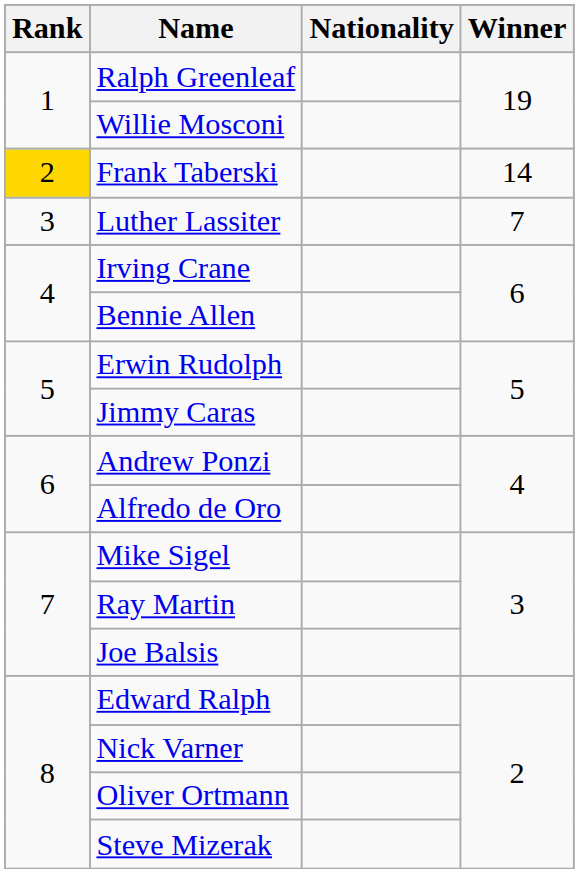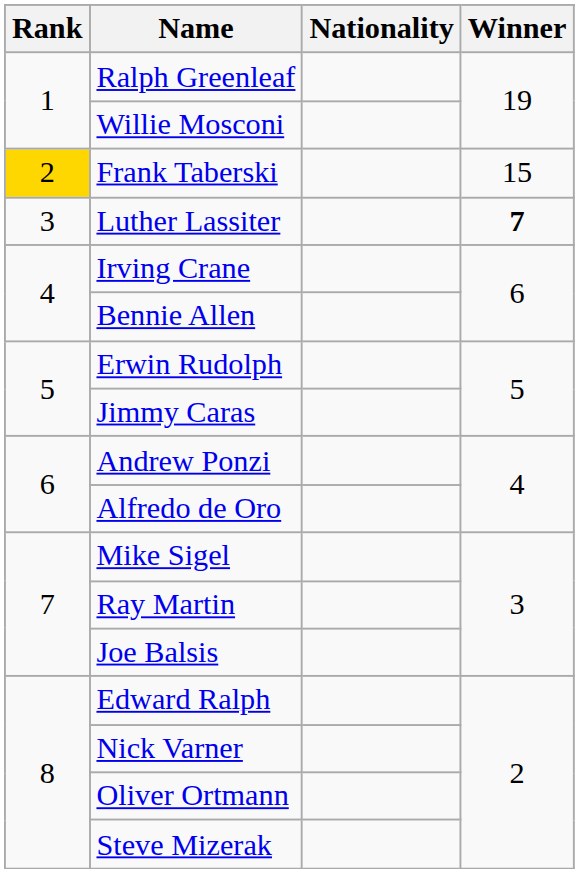(517, 172) 14 -> (517, 172) 15
(517, 220) normal -> (517, 220) bold
